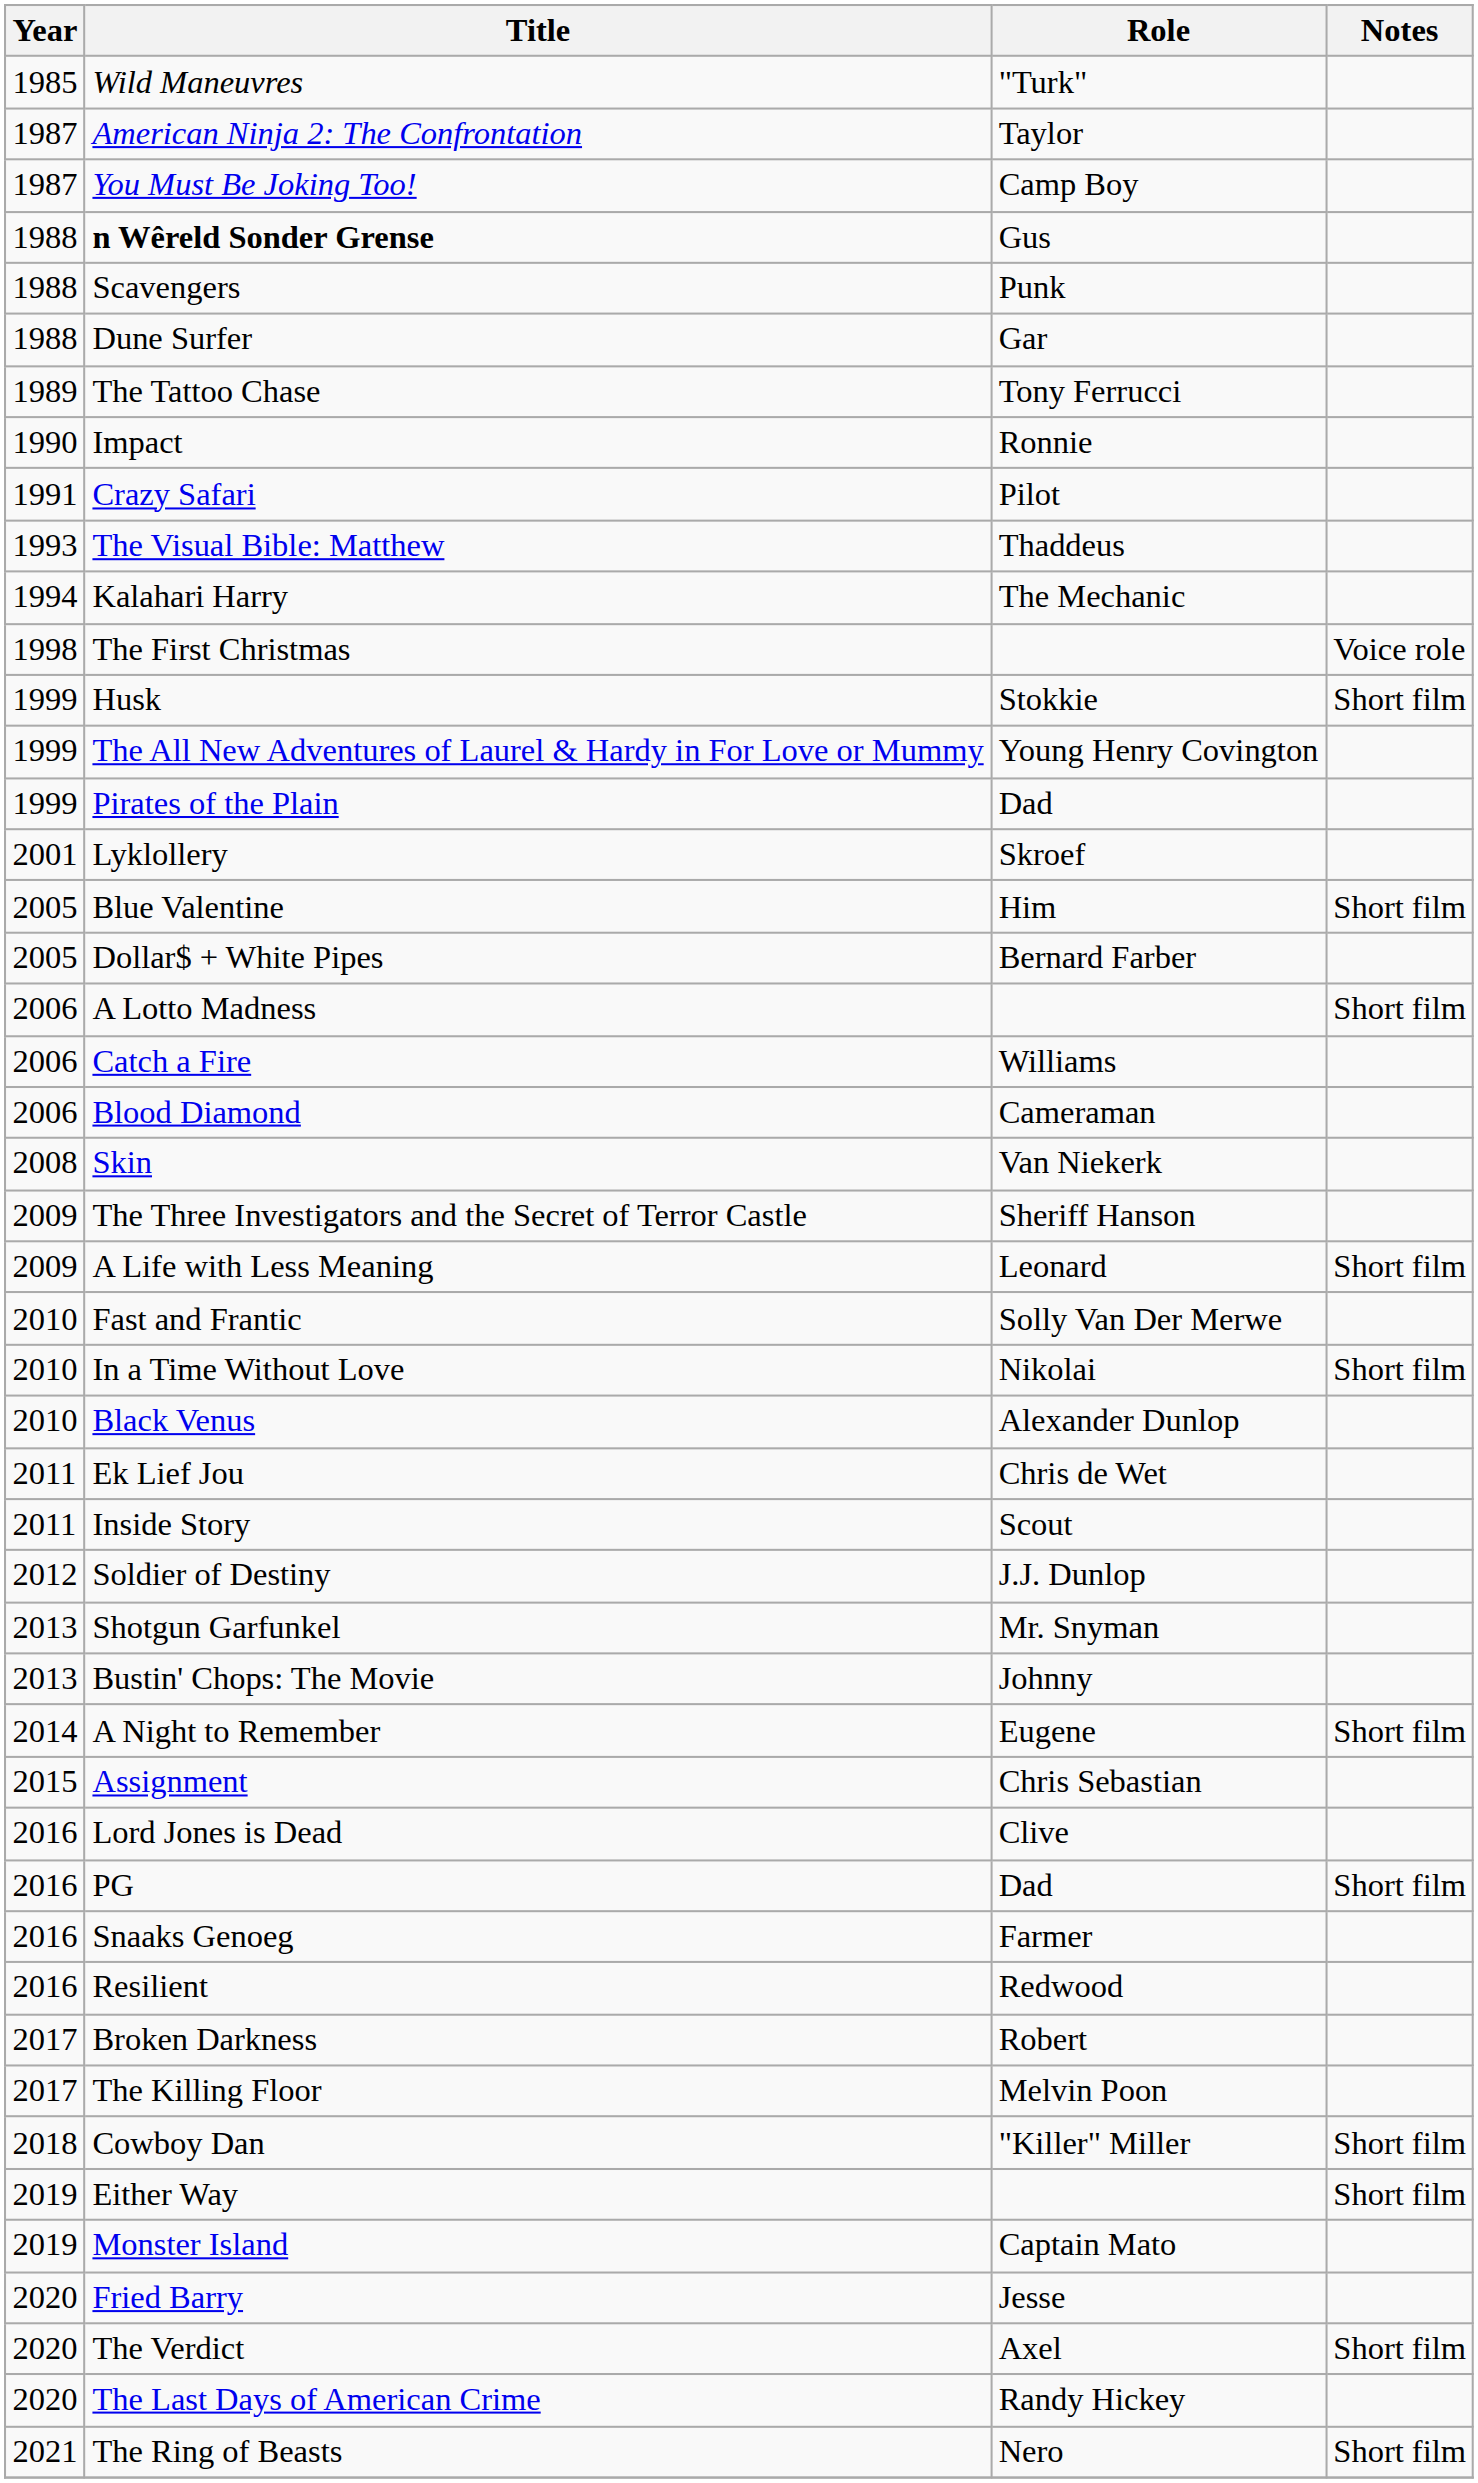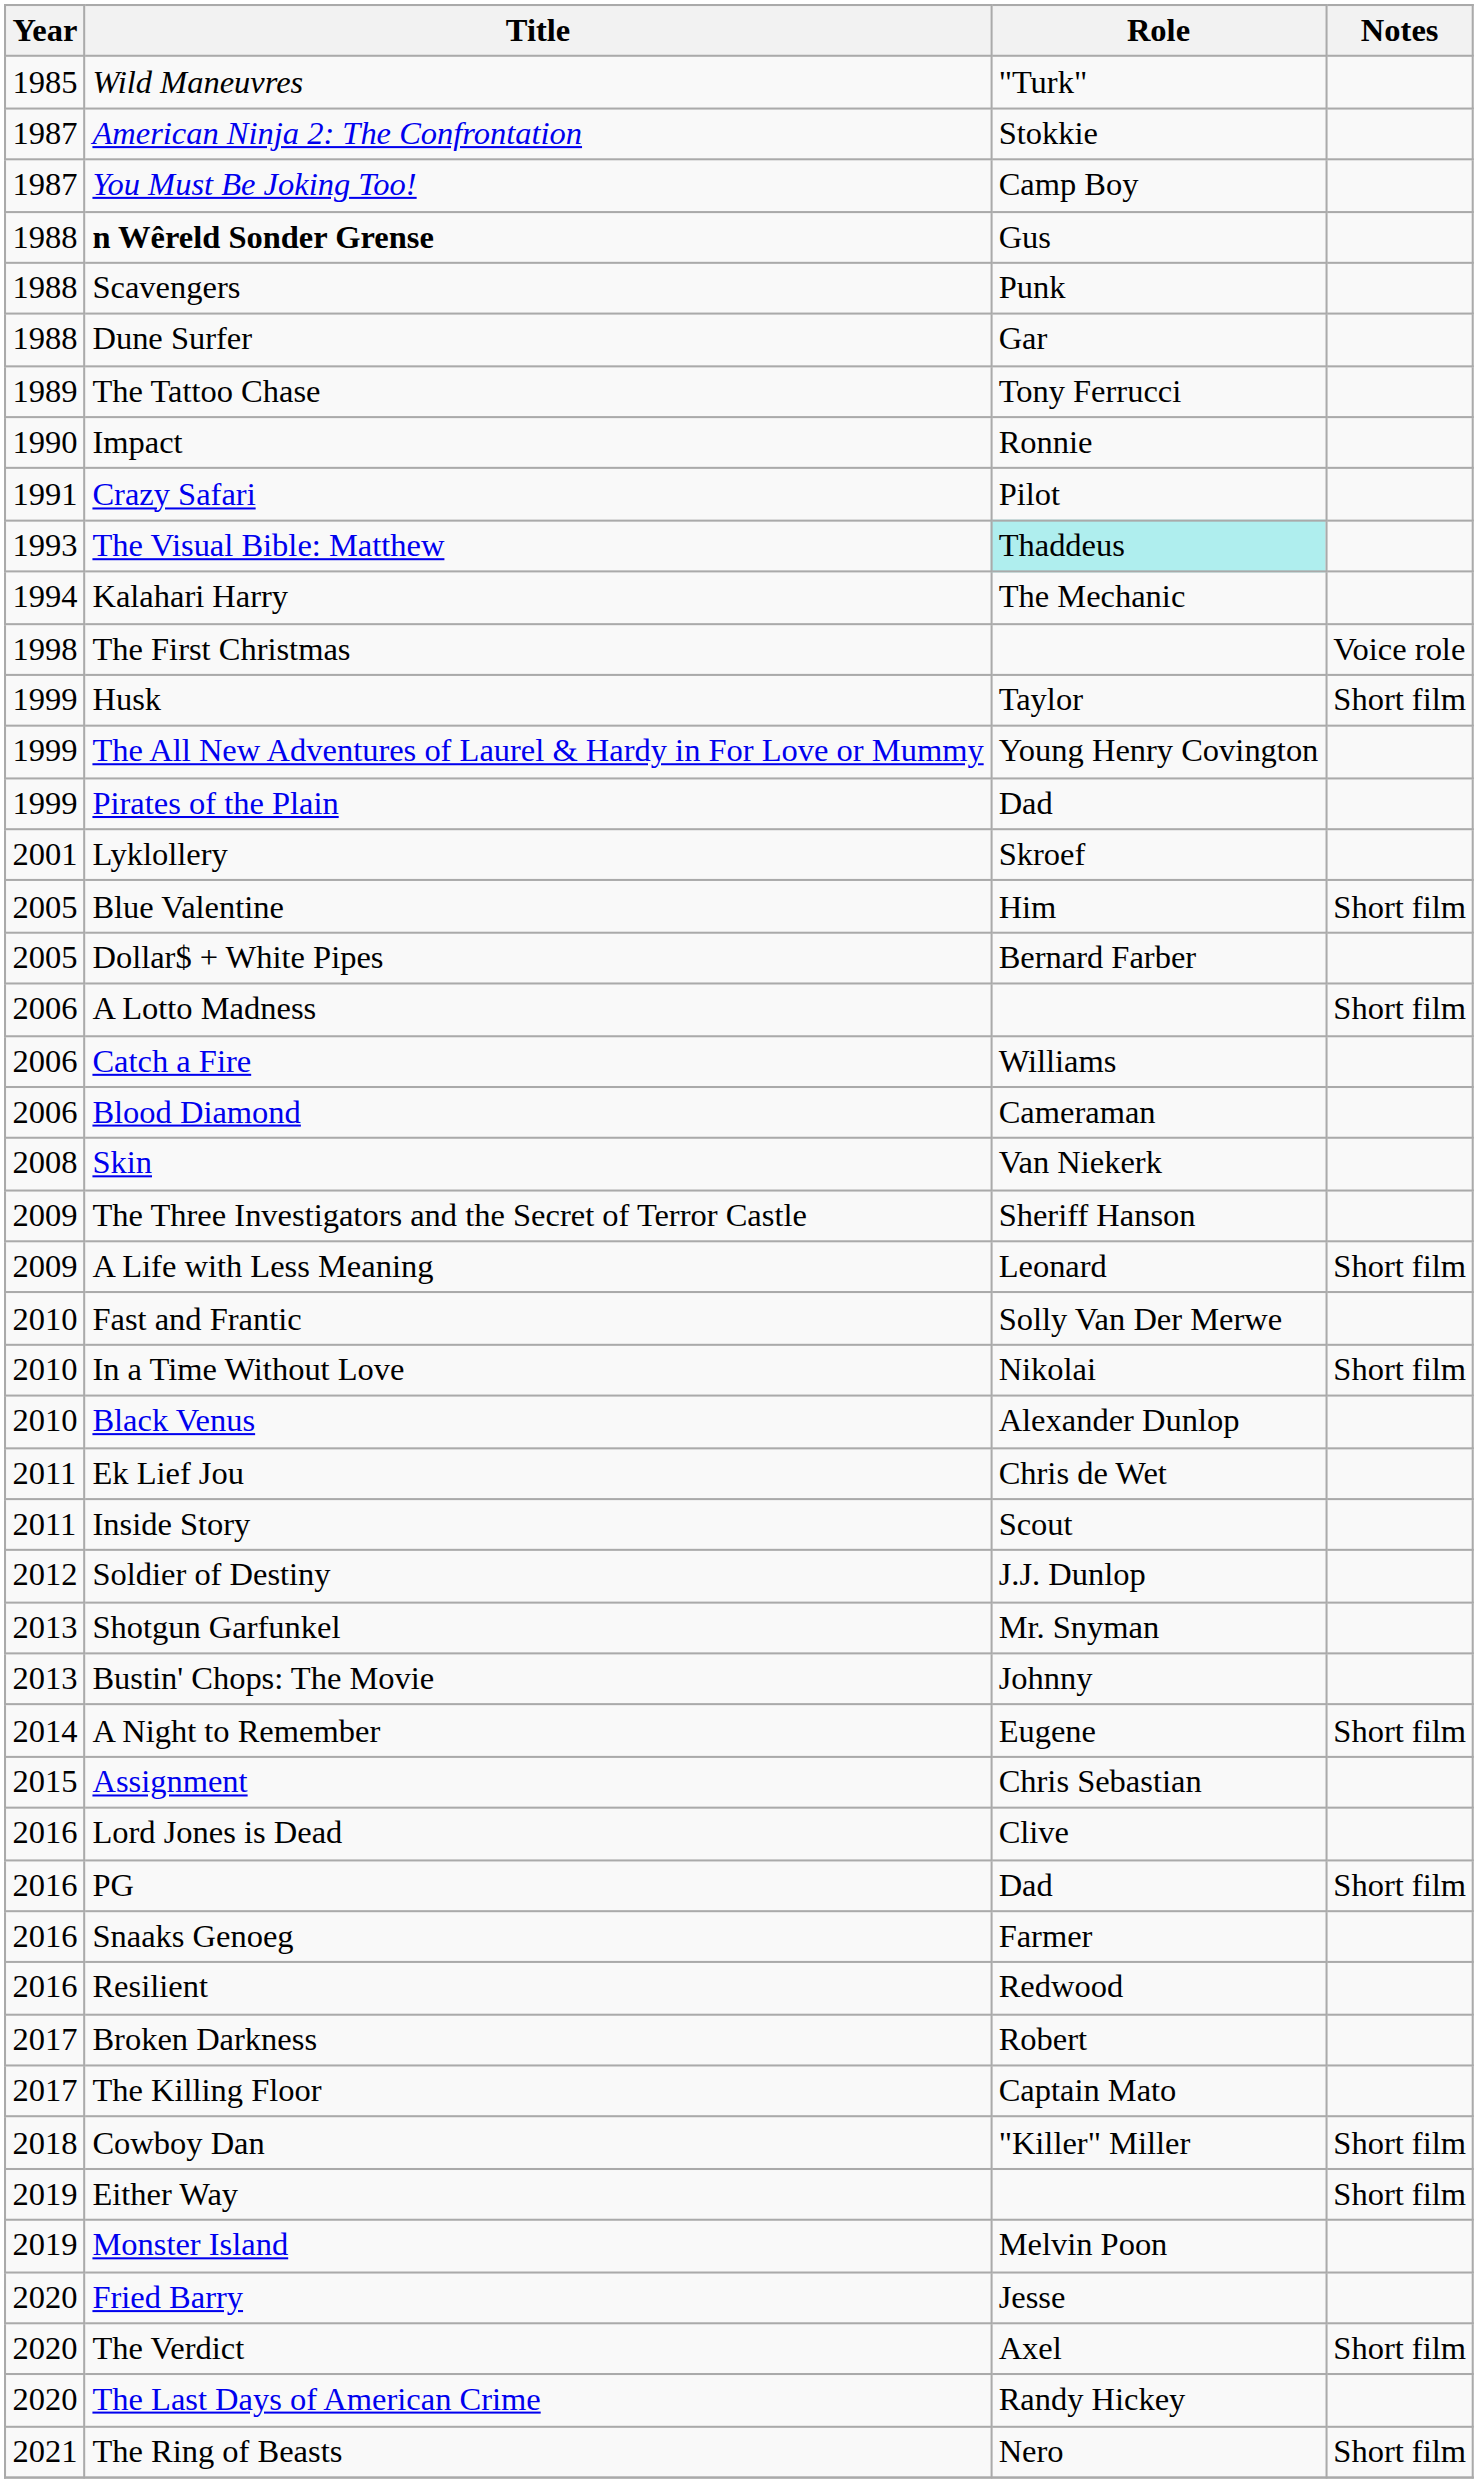(1041, 133) Taylor -> (1048, 133) Stokkie
(1062, 545) no background -> (1062, 545) paleturquoise background
(1048, 699) Stokkie -> (1041, 699) Taylor
(1083, 2090) Melvin Poon -> (1087, 2090) Captain Mato
(1087, 2245) Captain Mato -> (1083, 2245) Melvin Poon
